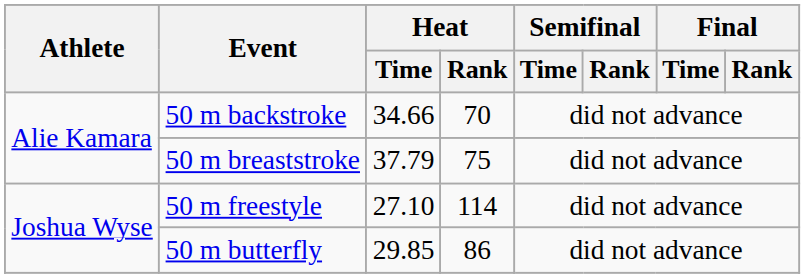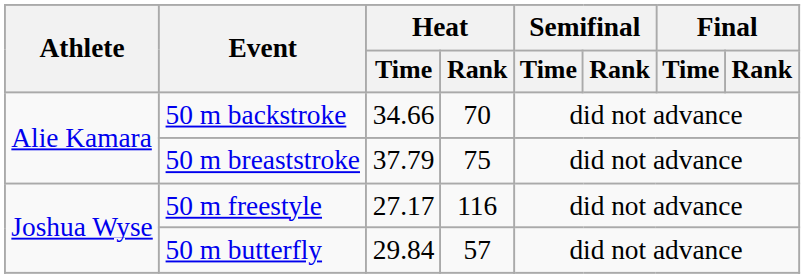(404, 205) 27.10 -> (404, 205) 27.17
(477, 205) 114 -> (477, 205) 116
(404, 250) 29.85 -> (404, 250) 29.84
(477, 250) 86 -> (477, 250) 57
